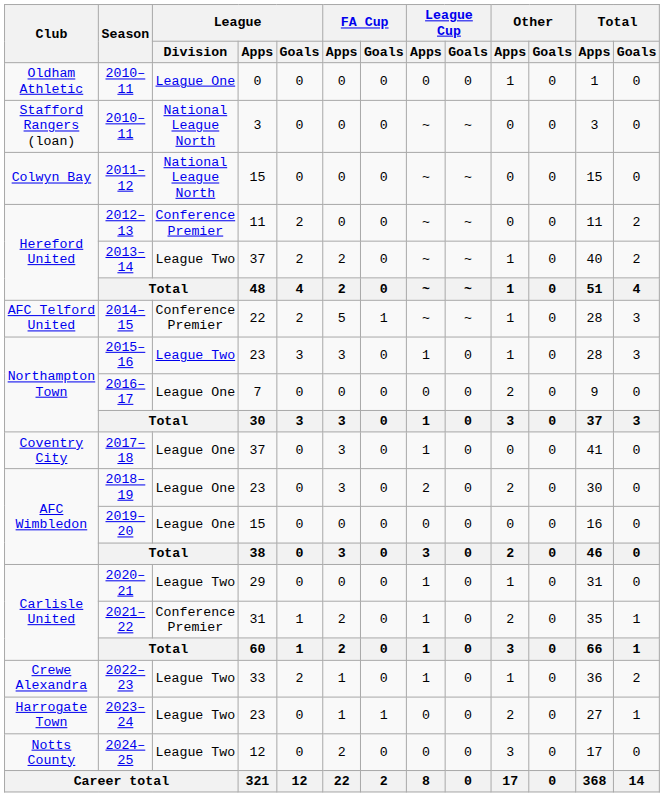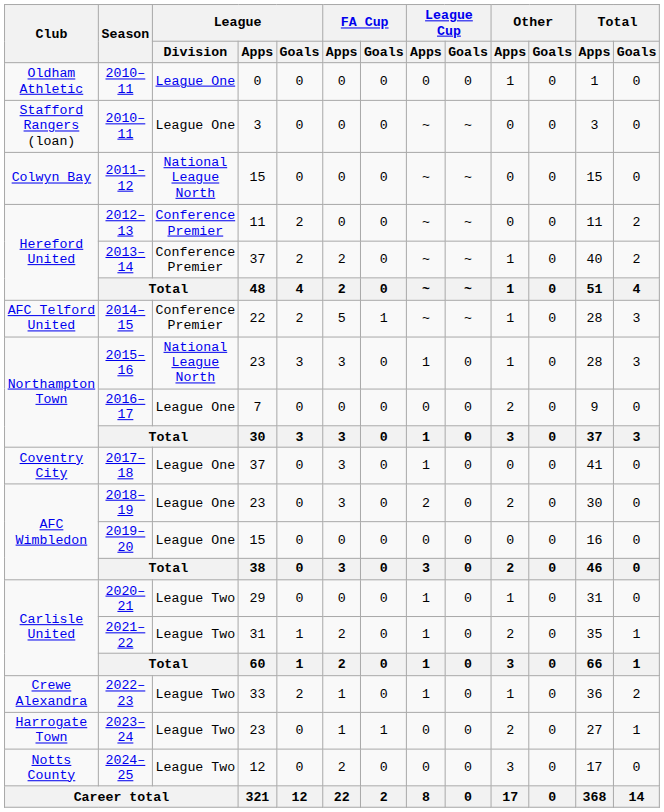(195, 126) National League North -> (195, 126) League One
(195, 260) League Two -> (195, 260) Conference Premier
(195, 355) League Two -> (195, 363) National League North
(195, 620) Conference Premier -> (195, 635) League Two
